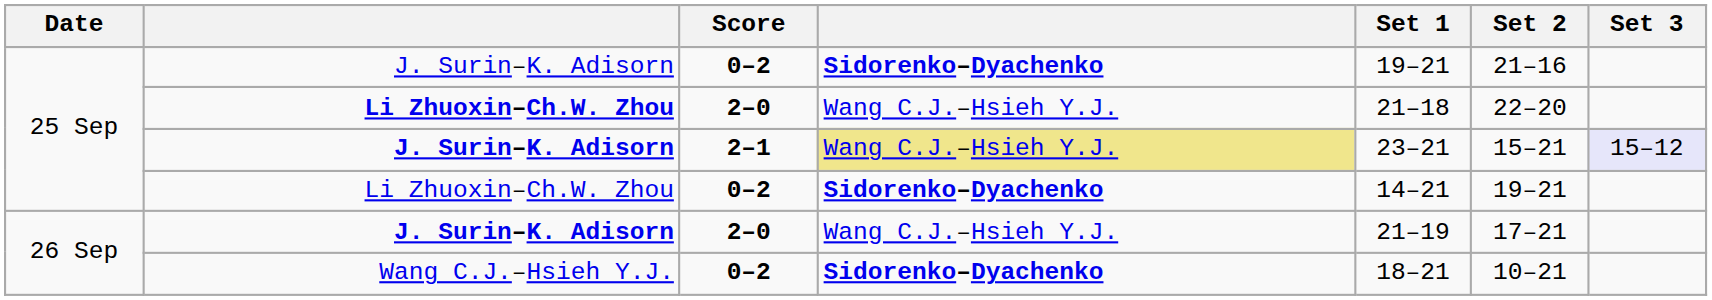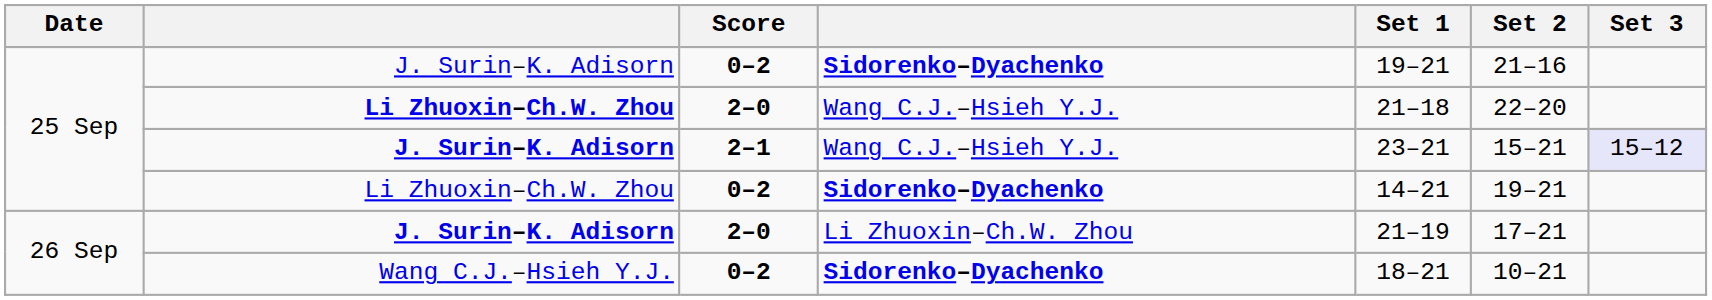(971, 149) khaki background -> (971, 149) no background
(971, 232) Wang C.J.–Hsieh Y.J. -> (978, 232) Li Zhuoxin–Ch.W. Zhou
